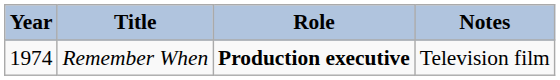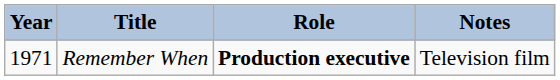(31, 57) 1974 -> (31, 57) 1971
